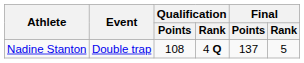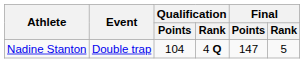(175, 49) 108 -> (175, 49) 104
(249, 49) 137 -> (249, 49) 147
